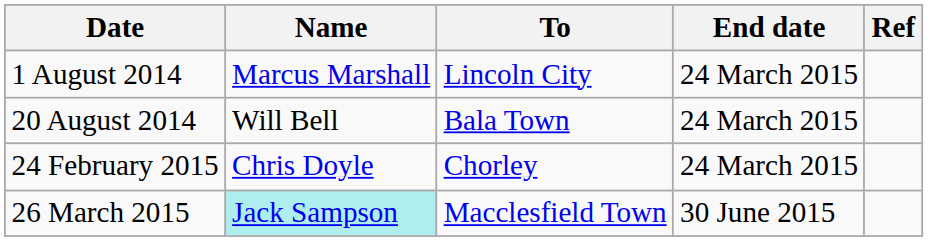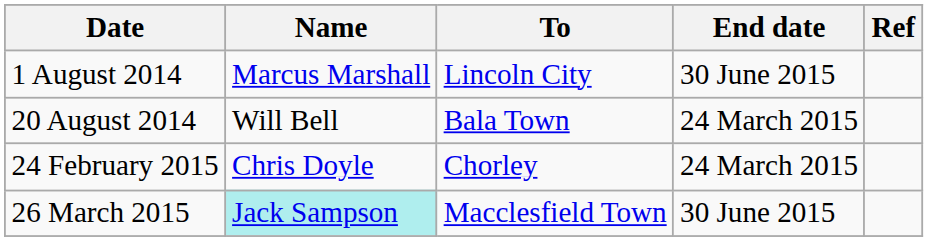(769, 73) 24 March 2015 -> (758, 73) 30 June 2015
